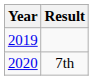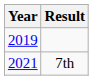(23, 63) 2020 -> (23, 63) 2021
